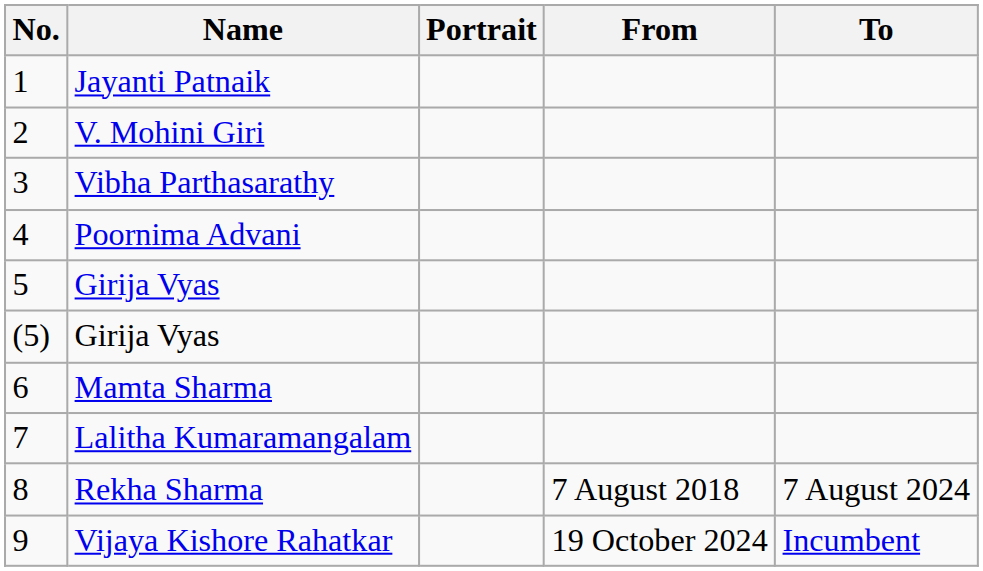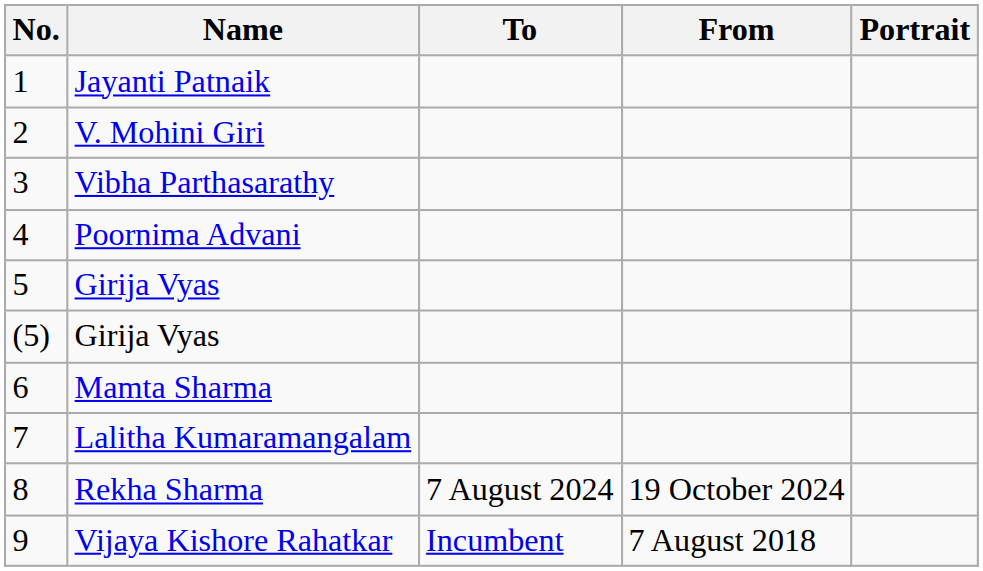columns swapped: (481, 30) <-> (876, 30)
(645, 489) 7 August 2018 -> (737, 489) 19 October 2024
(660, 540) 19 October 2024 -> (722, 540) 7 August 2018
